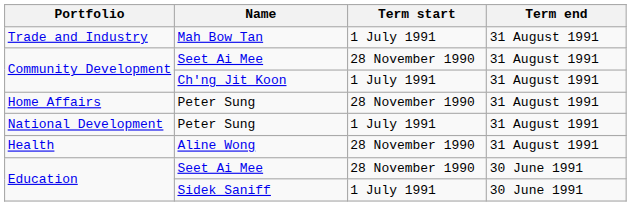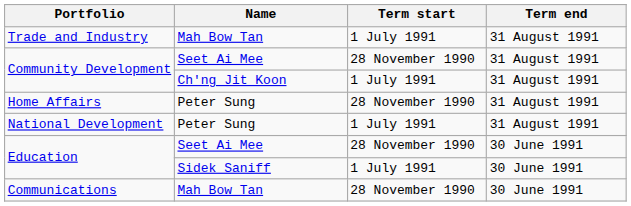- row: (31, 146)
+ row: (62, 190)
